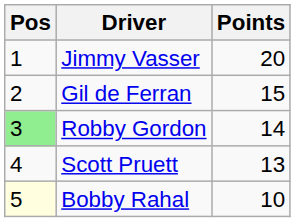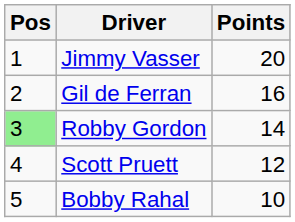(273, 93) 15 -> (273, 93) 16
(273, 164) 13 -> (273, 164) 12
(16, 199) lightyellow background -> (16, 199) no background
